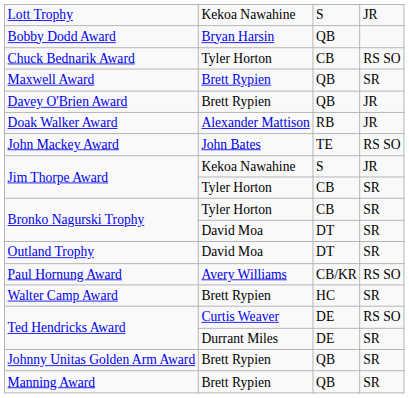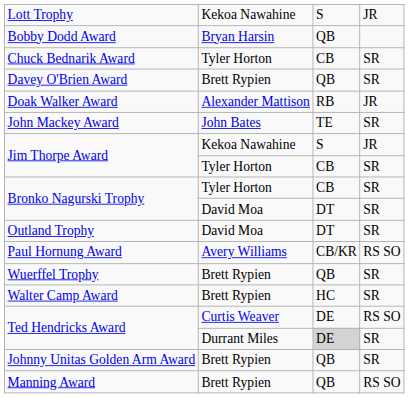(382, 58) RS SO -> (372, 58) SR
- row: (51, 79)
(370, 101) JR -> (372, 79) SR
(382, 144) RS SO -> (372, 123) SR
+ row: (53, 274)
(325, 338) no background -> (325, 338) lightgrey background
(372, 381) SR -> (382, 381) RS SO
